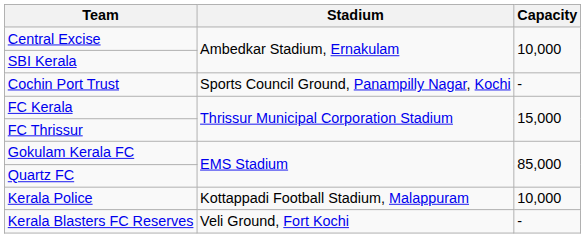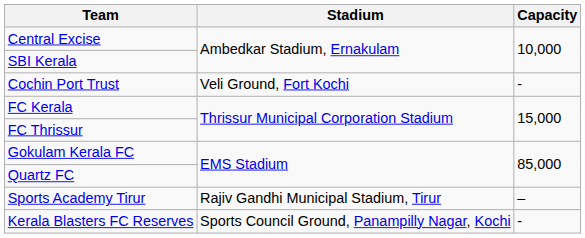(355, 84) Sports Council Ground, Panampilly Nagar, Kochi -> (275, 84) Veli Ground, Fort Kochi
- row: (50, 198)
+ row: (77, 198)
(275, 221) Veli Ground, Fort Kochi -> (355, 221) Sports Council Ground, Panampilly Nagar, Kochi
